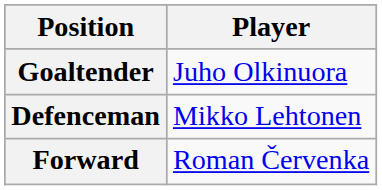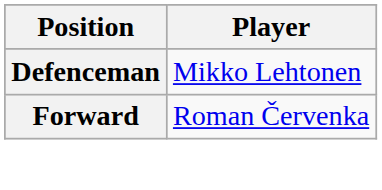- row: (86, 71)
